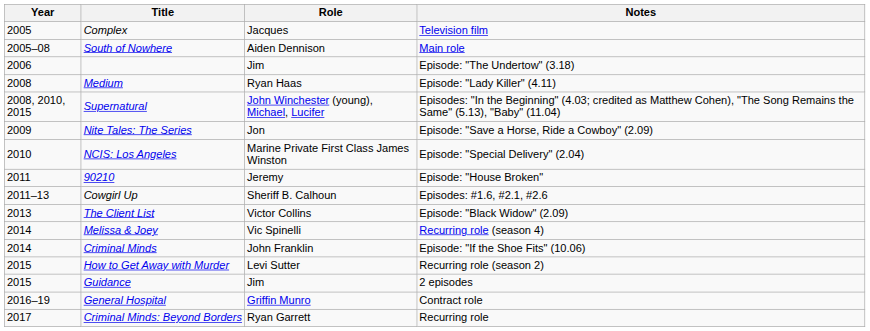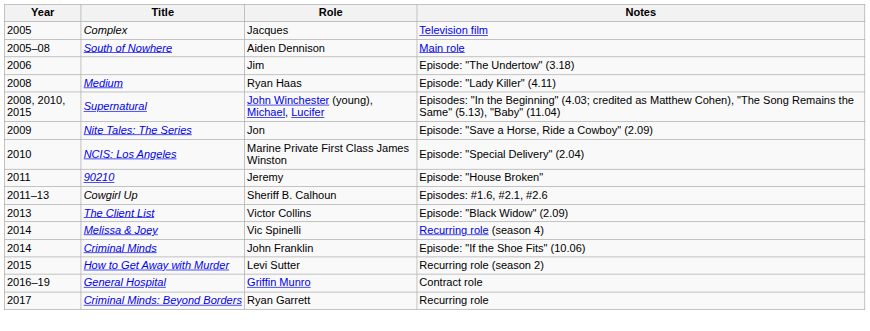- row: (107, 283)
